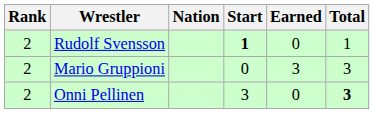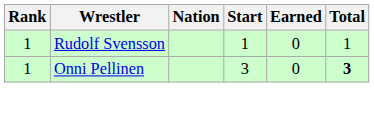(27, 43) 2 -> (27, 43) 1
(245, 43) bold -> (245, 43) normal
- row: (109, 69)
(27, 95) 2 -> (27, 69) 1
